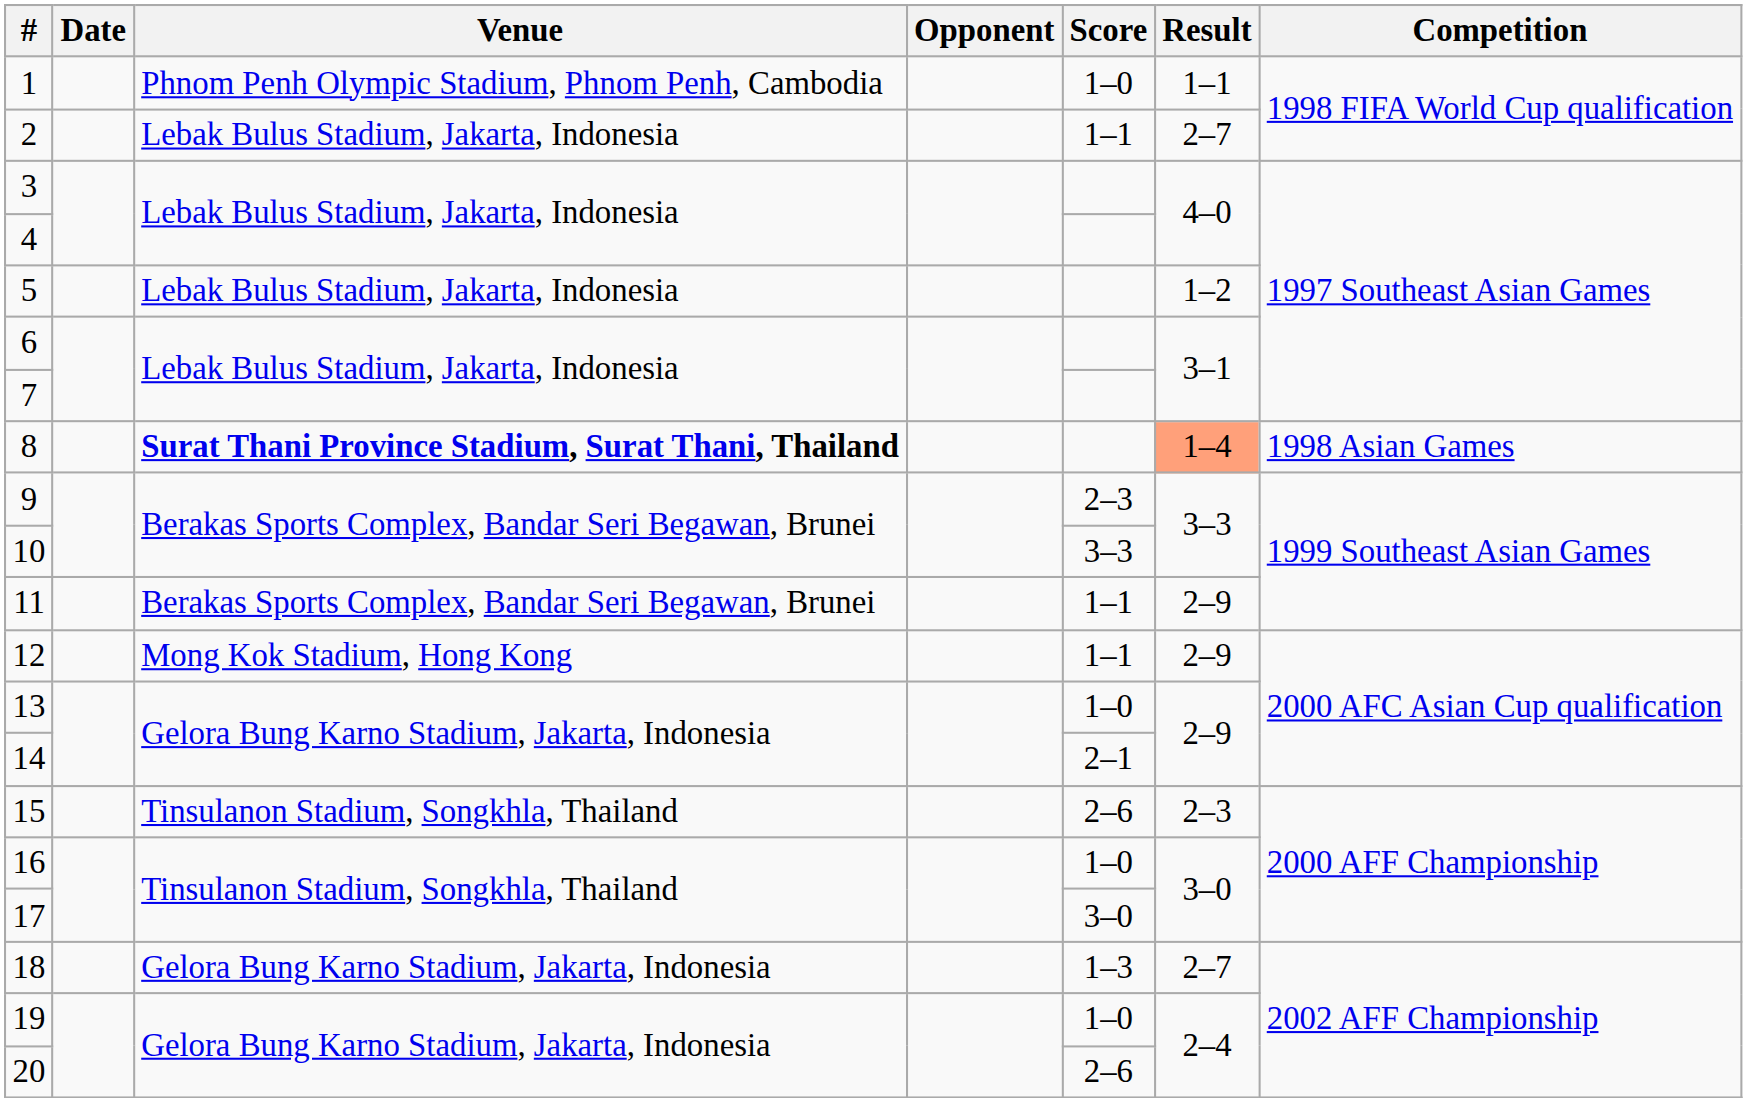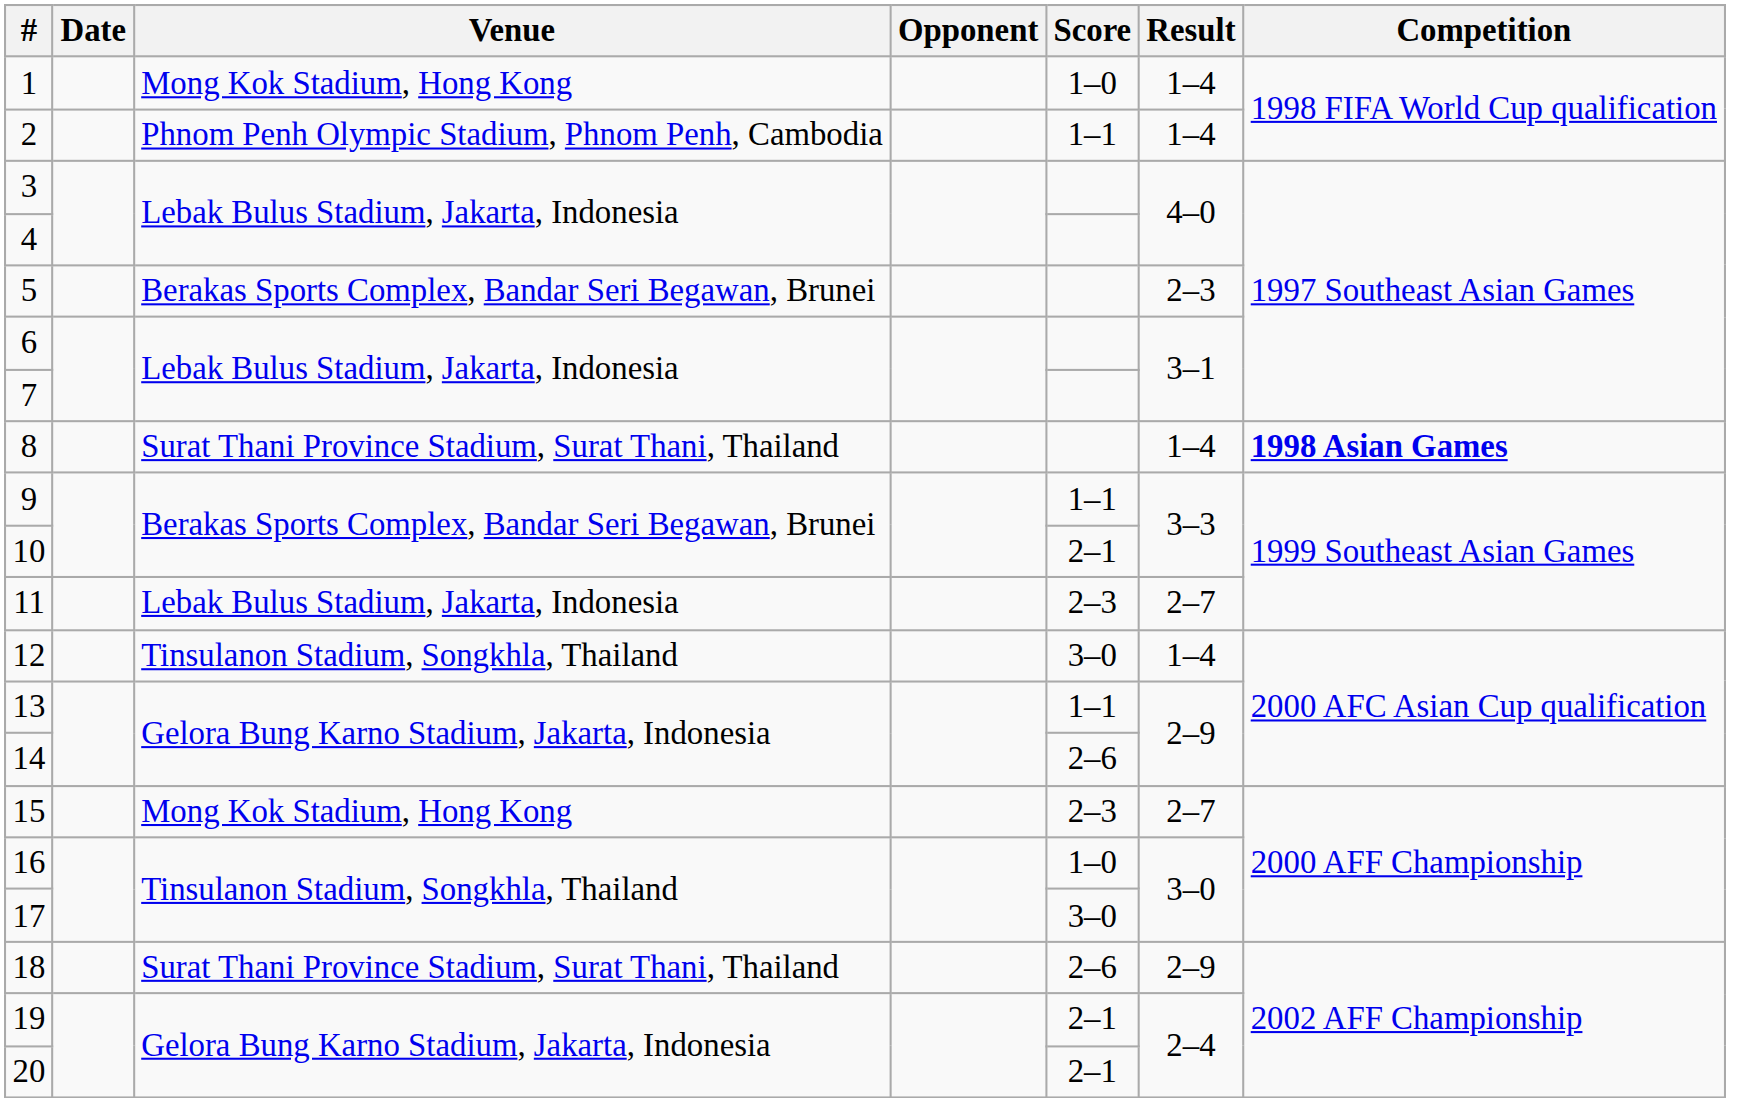(512, 82) Phnom Penh Olympic Stadium, Phnom Penh, Cambodia -> (357, 82) Mong Kok Stadium, Hong Kong
(1207, 82) 1–1 -> (1191, 82) 1–4
(410, 134) Lebak Bulus Stadium, Jakarta, Indonesia -> (512, 134) Phnom Penh Olympic Stadium, Phnom Penh, Cambodia
(1207, 134) 2–7 -> (1191, 134) 1–4
(410, 290) Lebak Bulus Stadium, Jakarta, Indonesia -> (508, 290) Berakas Sports Complex, Bandar Seri Begawan, Brunei
(1207, 290) 1–2 -> (1191, 290) 2–3
(520, 446) bold -> (490, 446) normal
(1207, 446) lightsalmon background -> (1191, 446) no background
(1391, 446) normal -> (1379, 446) bold
(1108, 498) 2–3 -> (1092, 498) 1–1
(1108, 550) 3–3 -> (1092, 550) 2–1
(508, 602) Berakas Sports Complex, Bandar Seri Begawan, Brunei -> (410, 602) Lebak Bulus Stadium, Jakarta, Indonesia
(1108, 602) 1–1 -> (1092, 602) 2–3
(1207, 602) 2–9 -> (1191, 602) 2–7
(357, 654) Mong Kok Stadium, Hong Kong -> (410, 654) Tinsulanon Stadium, Songkhla, Thailand
(1108, 654) 1–1 -> (1092, 654) 3–0
(1207, 654) 2–9 -> (1191, 654) 1–4
(1108, 706) 1–0 -> (1092, 706) 1–1
(1108, 758) 2–1 -> (1092, 758) 2–6
(410, 810) Tinsulanon Stadium, Songkhla, Thailand -> (357, 810) Mong Kok Stadium, Hong Kong
(1108, 810) 2–6 -> (1092, 810) 2–3
(1207, 810) 2–3 -> (1191, 810) 2–7
(456, 966) Gelora Bung Karno Stadium, Jakarta, Indonesia -> (490, 966) Surat Thani Province Stadium, Surat Thani, Thailand
(1108, 966) 1–3 -> (1092, 966) 2–6
(1207, 966) 2–7 -> (1191, 966) 2–9
(1108, 1018) 1–0 -> (1092, 1018) 2–1
(1108, 1070) 2–6 -> (1092, 1070) 2–1
